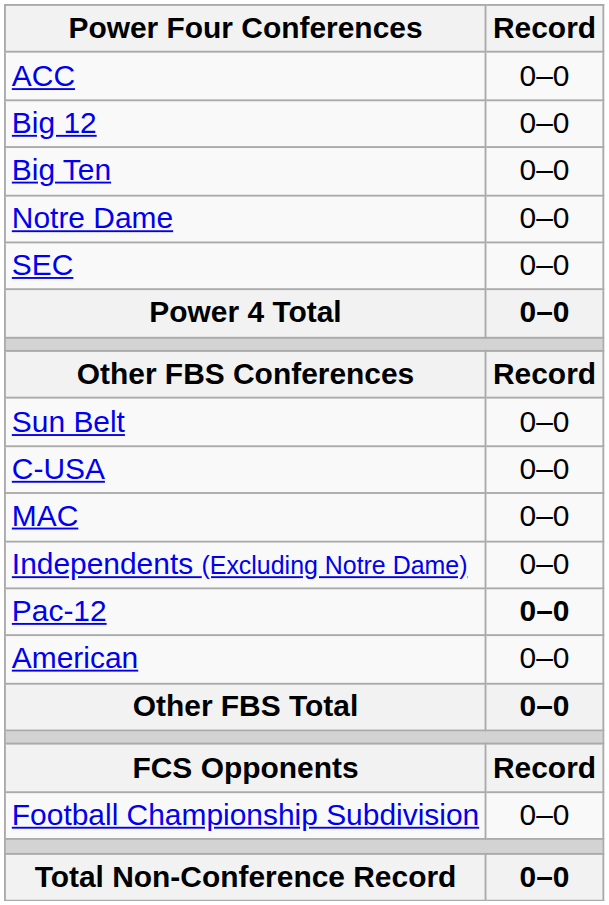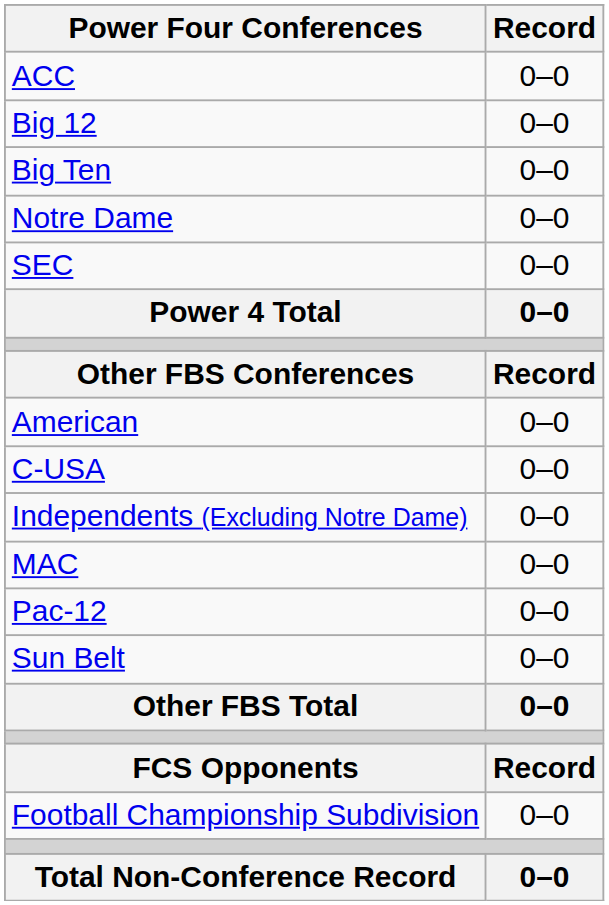rows swapped: (75, 658) <-> (68, 421)
rows swapped: (240, 563) <-> (45, 516)
(545, 611) bold -> (545, 611) normal
